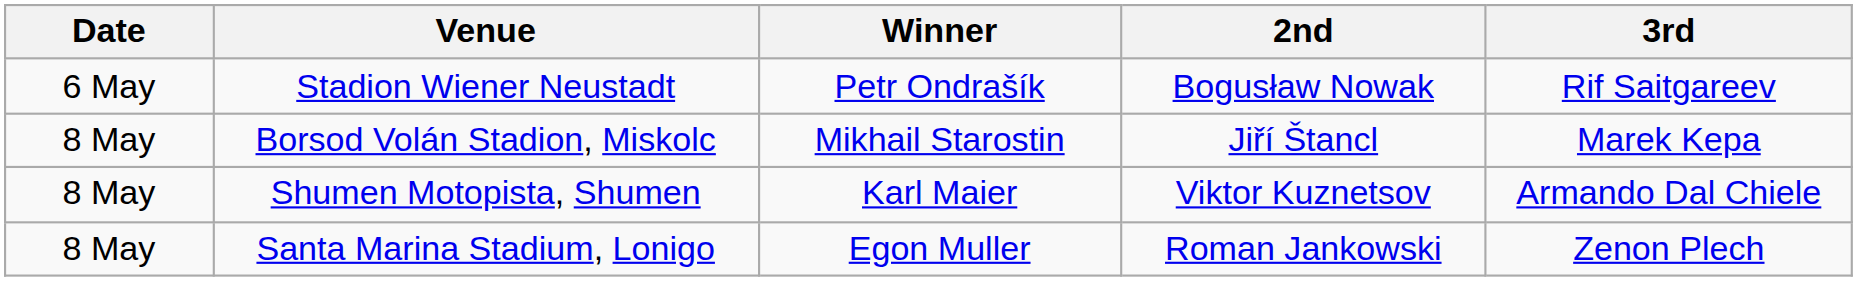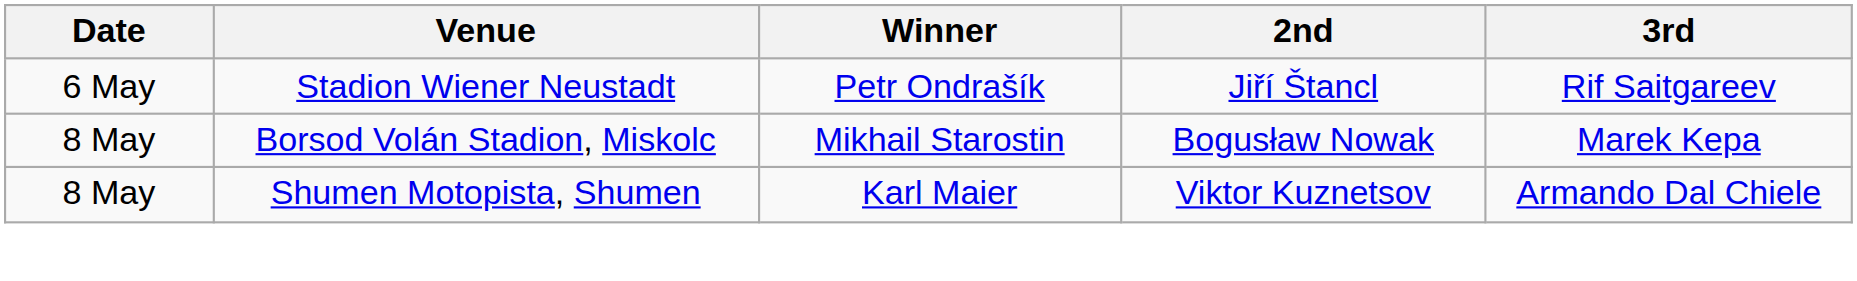(1303, 85) Bogusław Nowak -> (1303, 85) Jiří Štancl
(1303, 139) Jiří Štancl -> (1303, 139) Bogusław Nowak
- row: (486, 247)
